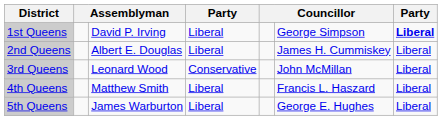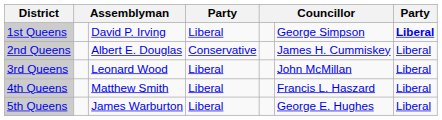(206, 50) Liberal -> (222, 50) Conservative
(222, 69) Conservative -> (206, 69) Liberal
